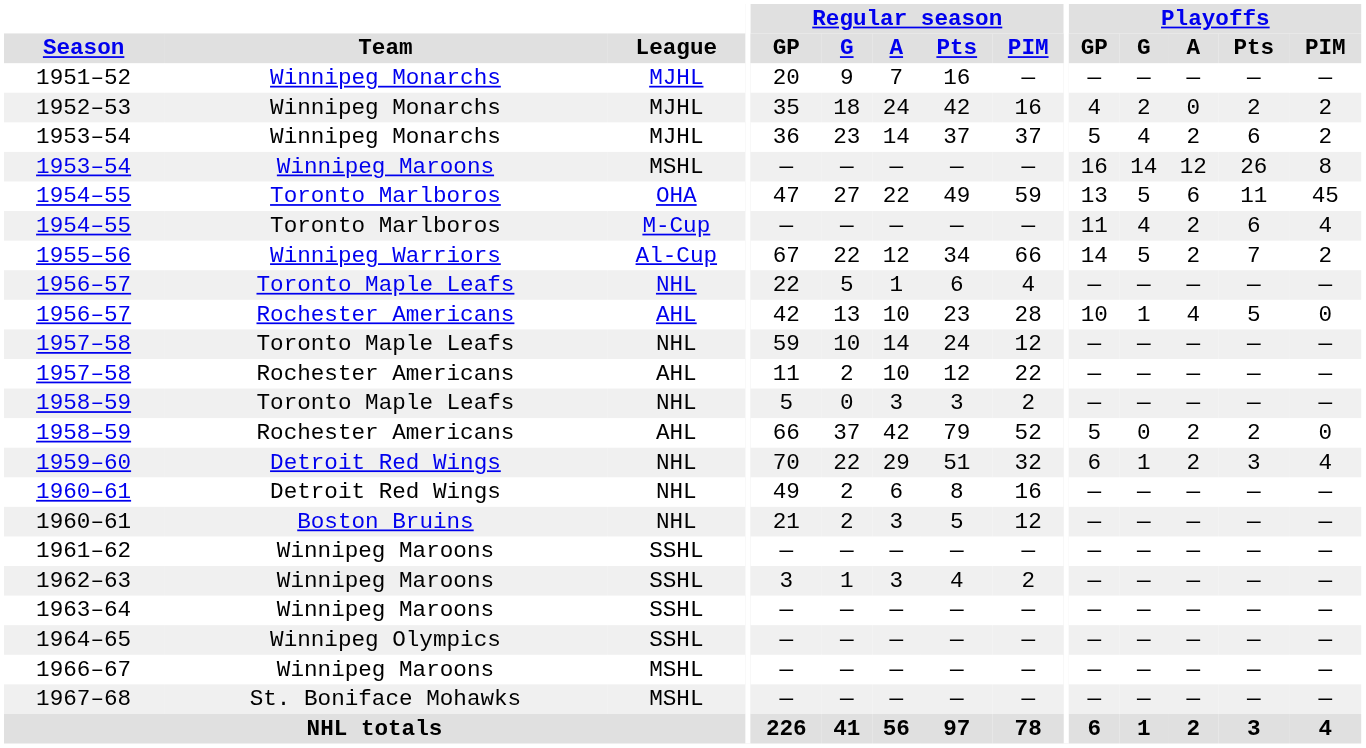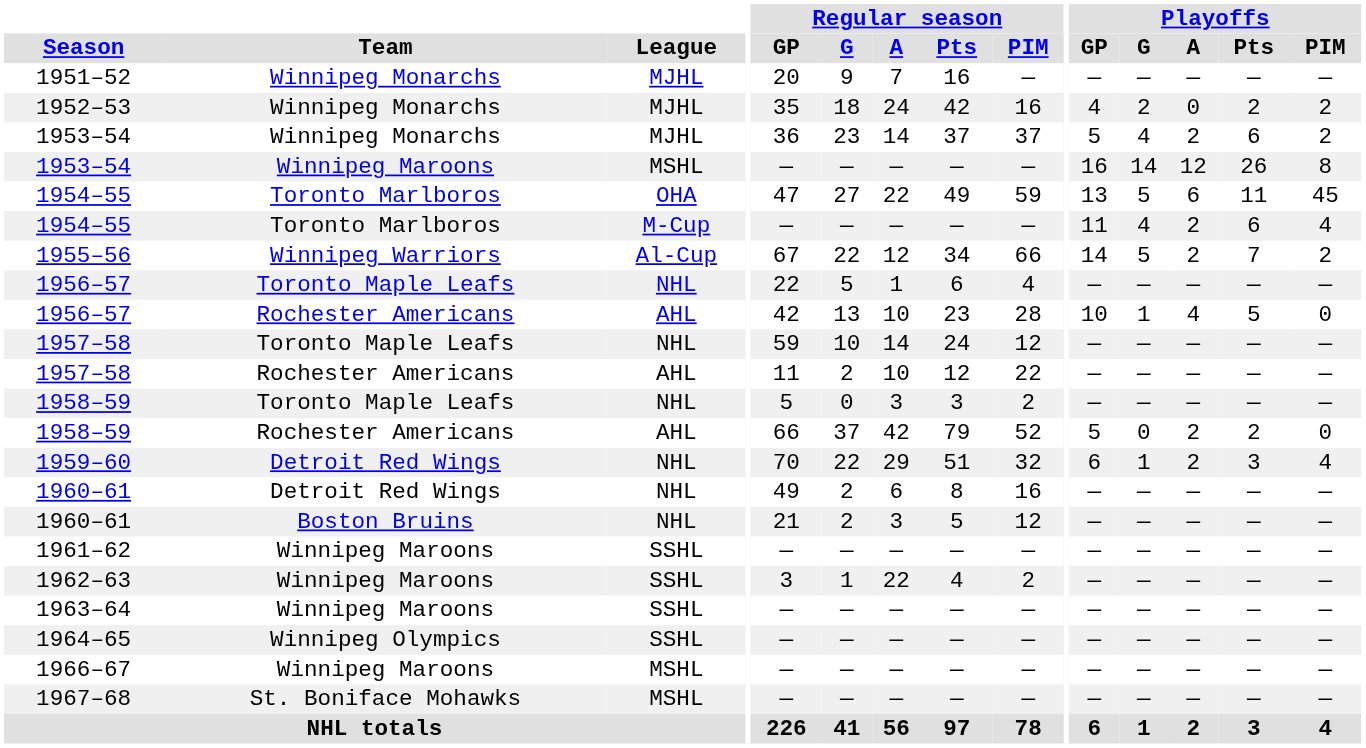(896, 581) 3 -> (896, 581) 22
